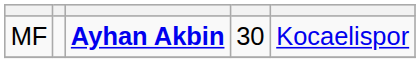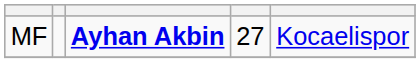(250, 36) 30 -> (250, 36) 27
